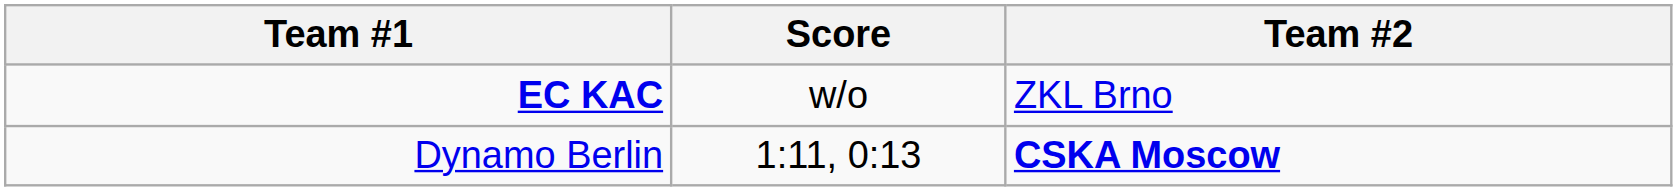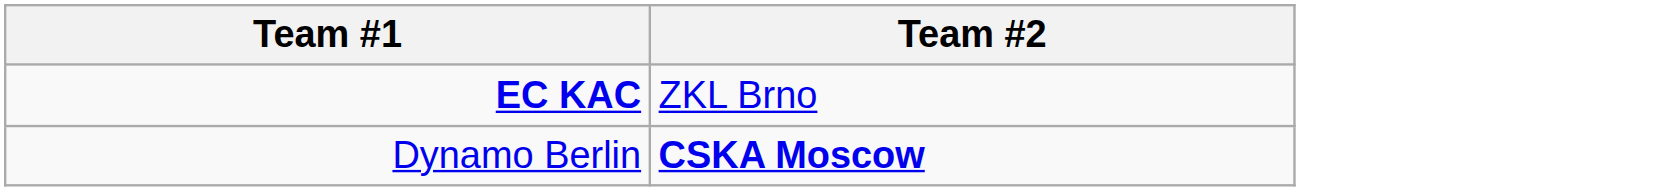- column: (838, 34)
